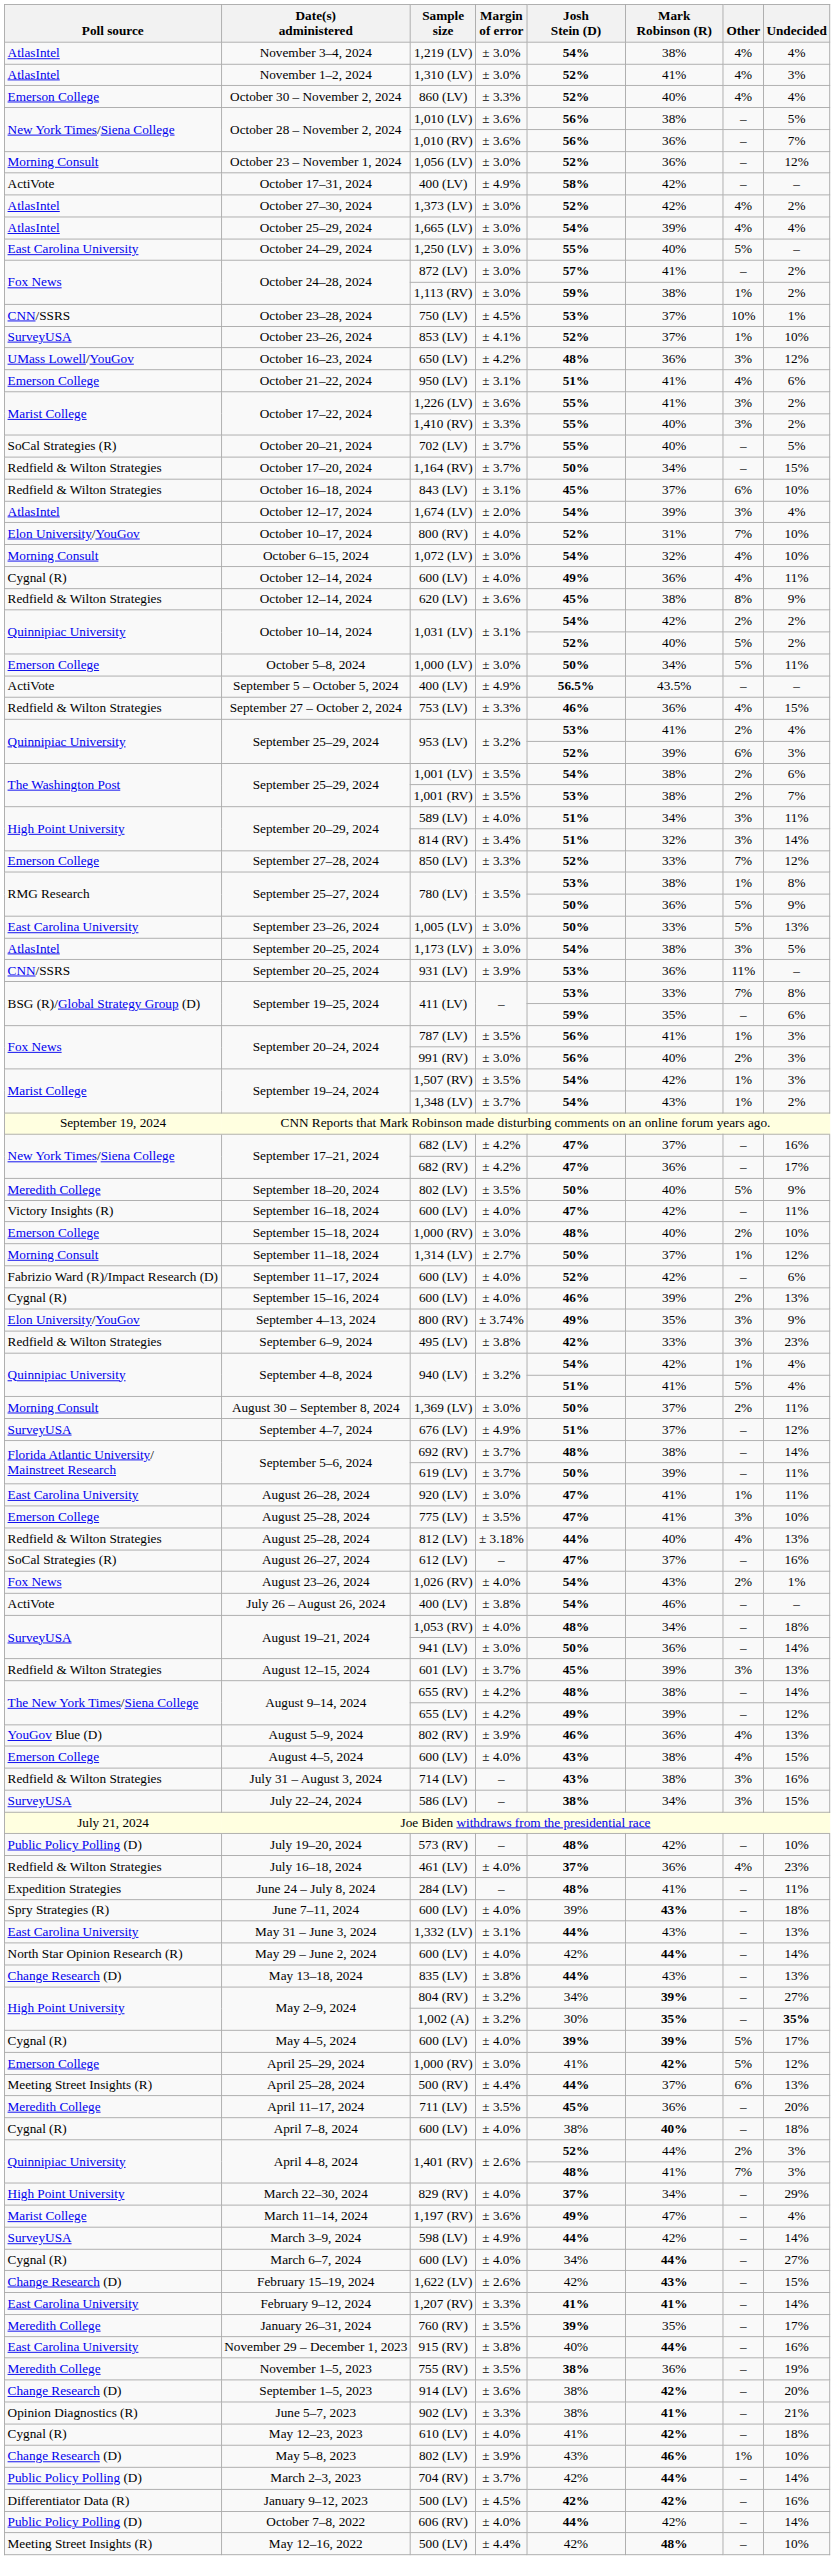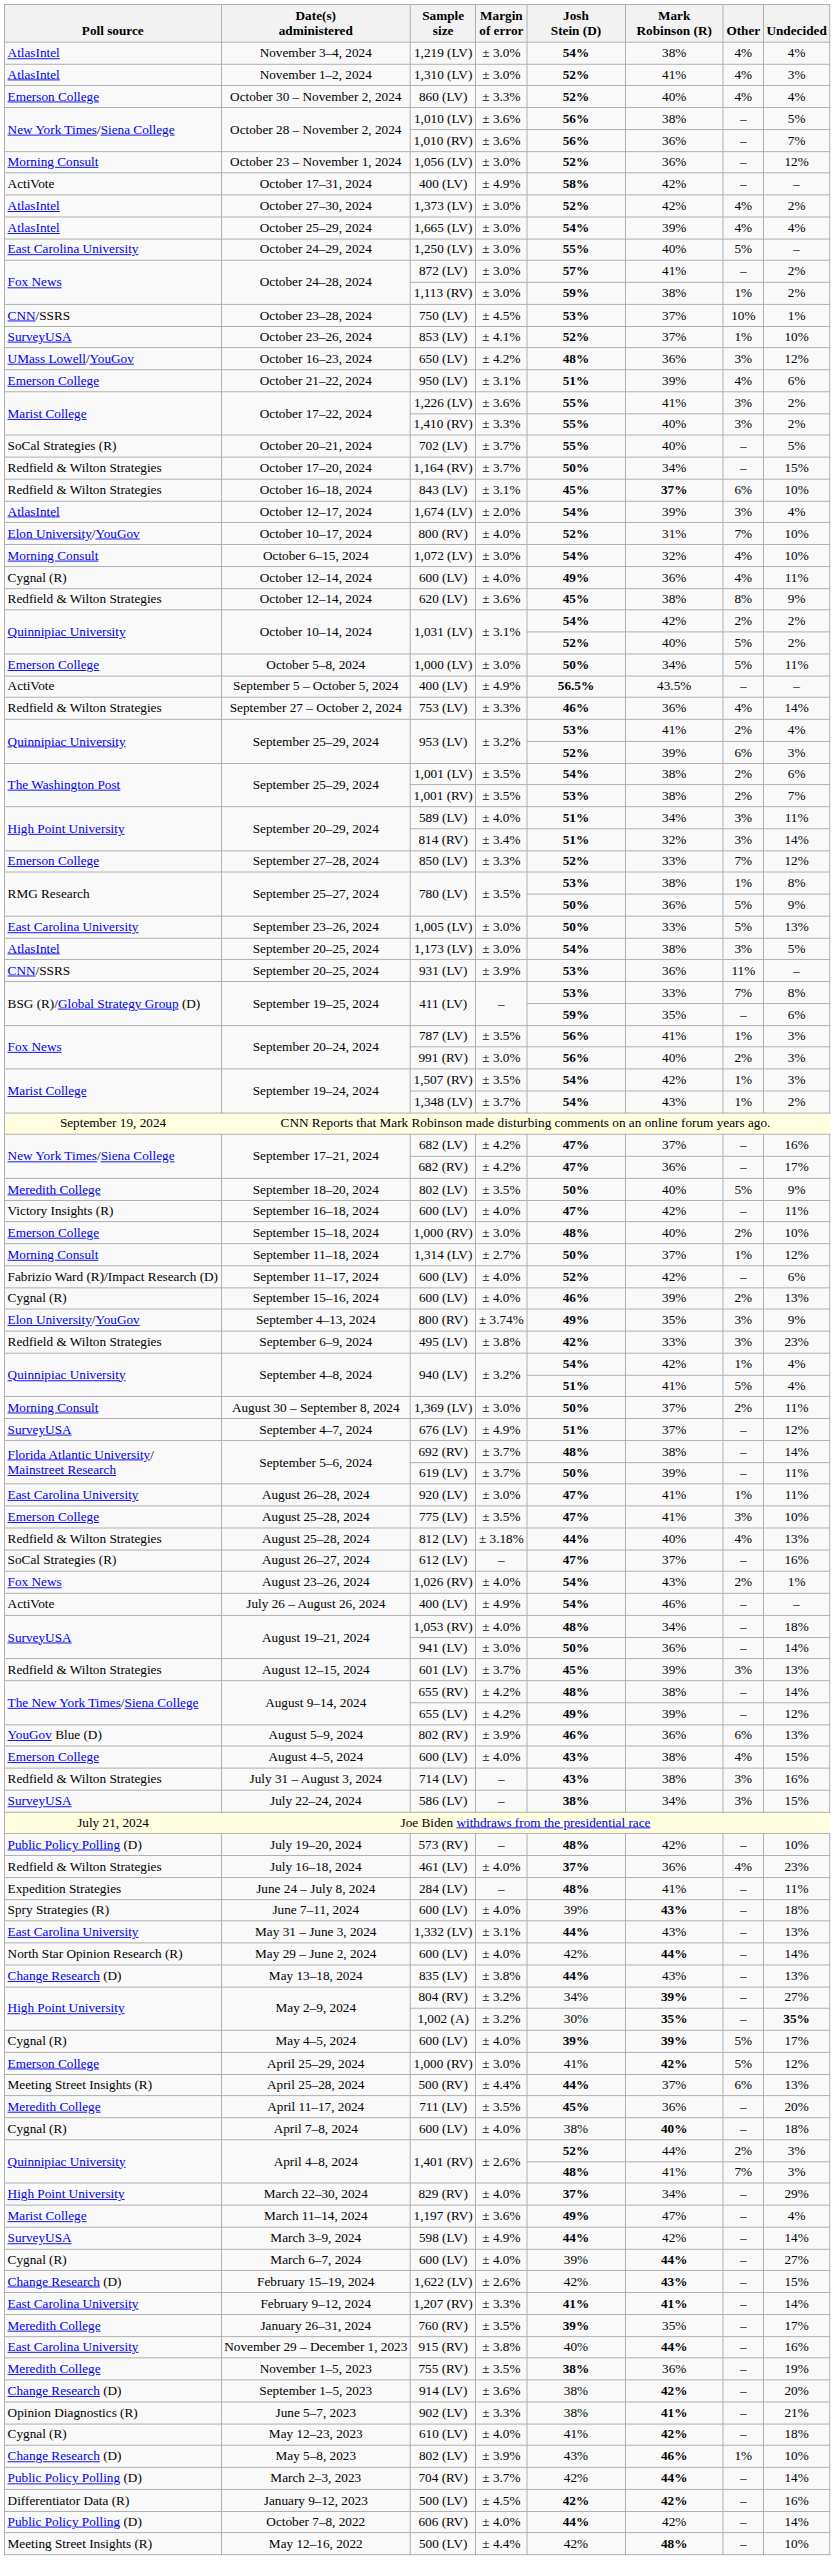(674, 381) 41% -> (674, 381) 39%
(674, 490) normal -> (674, 490) bold
(797, 708) 15% -> (797, 708) 14%
(501, 1604) ± 3.8% -> (501, 1604) ± 4.9%
(743, 1735) 4% -> (743, 1735) 6%
(576, 2260) 34% -> (576, 2260) 39%
